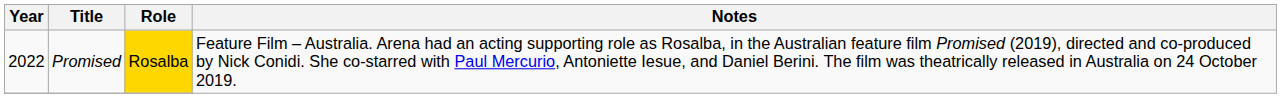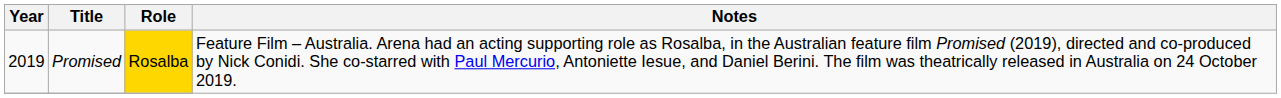(26, 61) 2022 -> (26, 61) 2019
